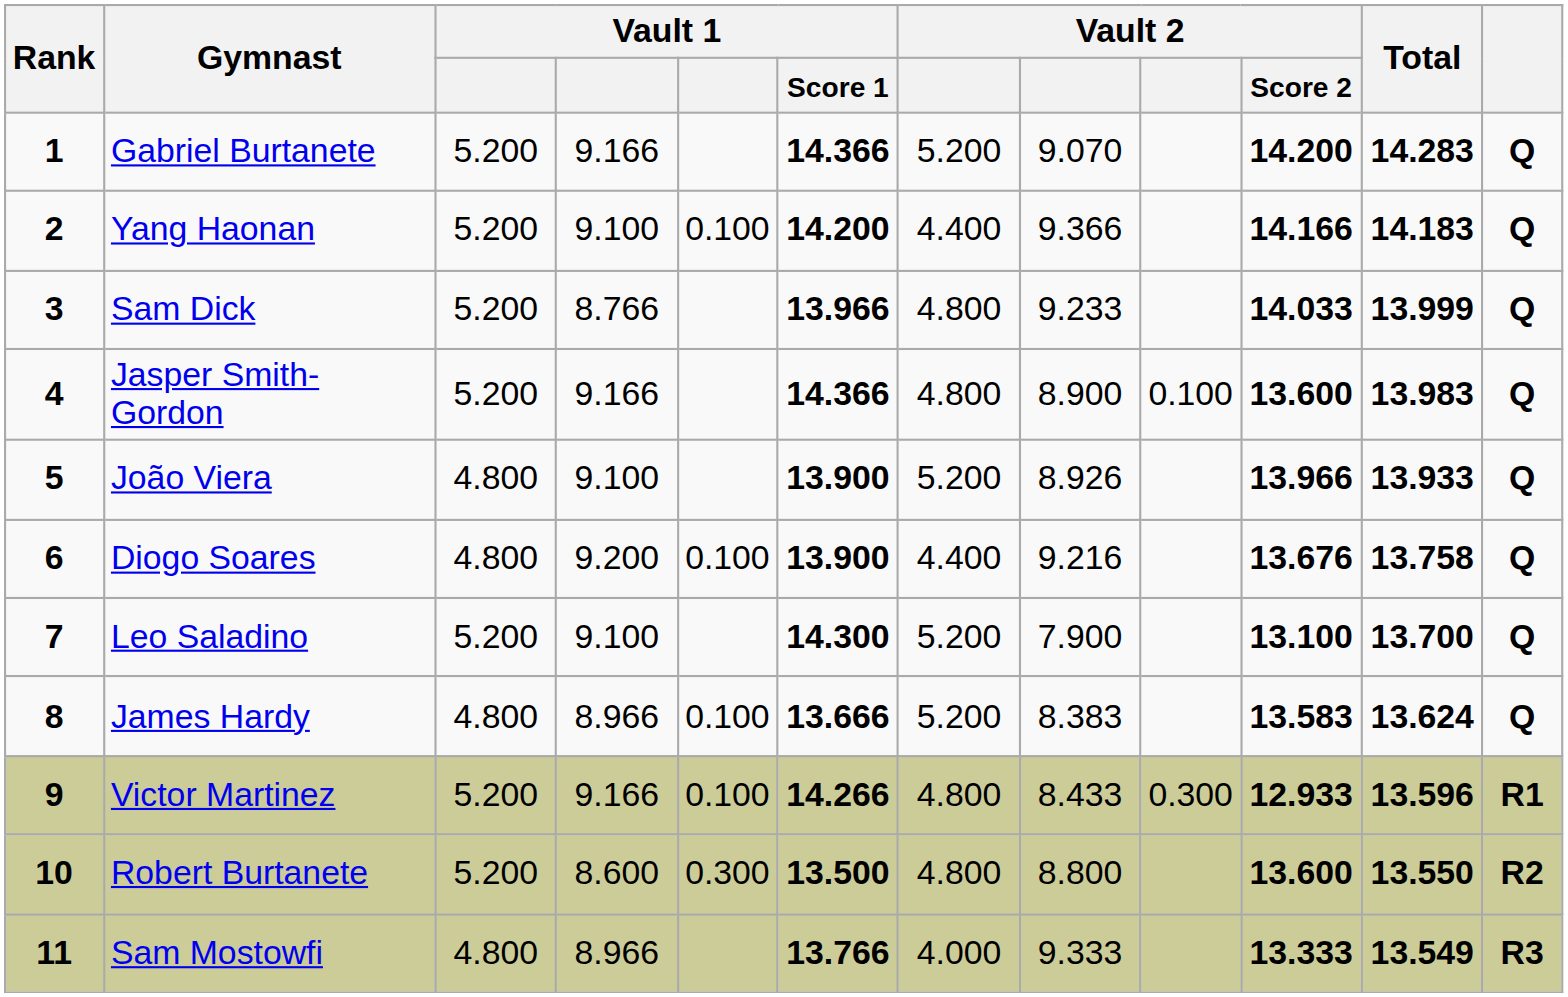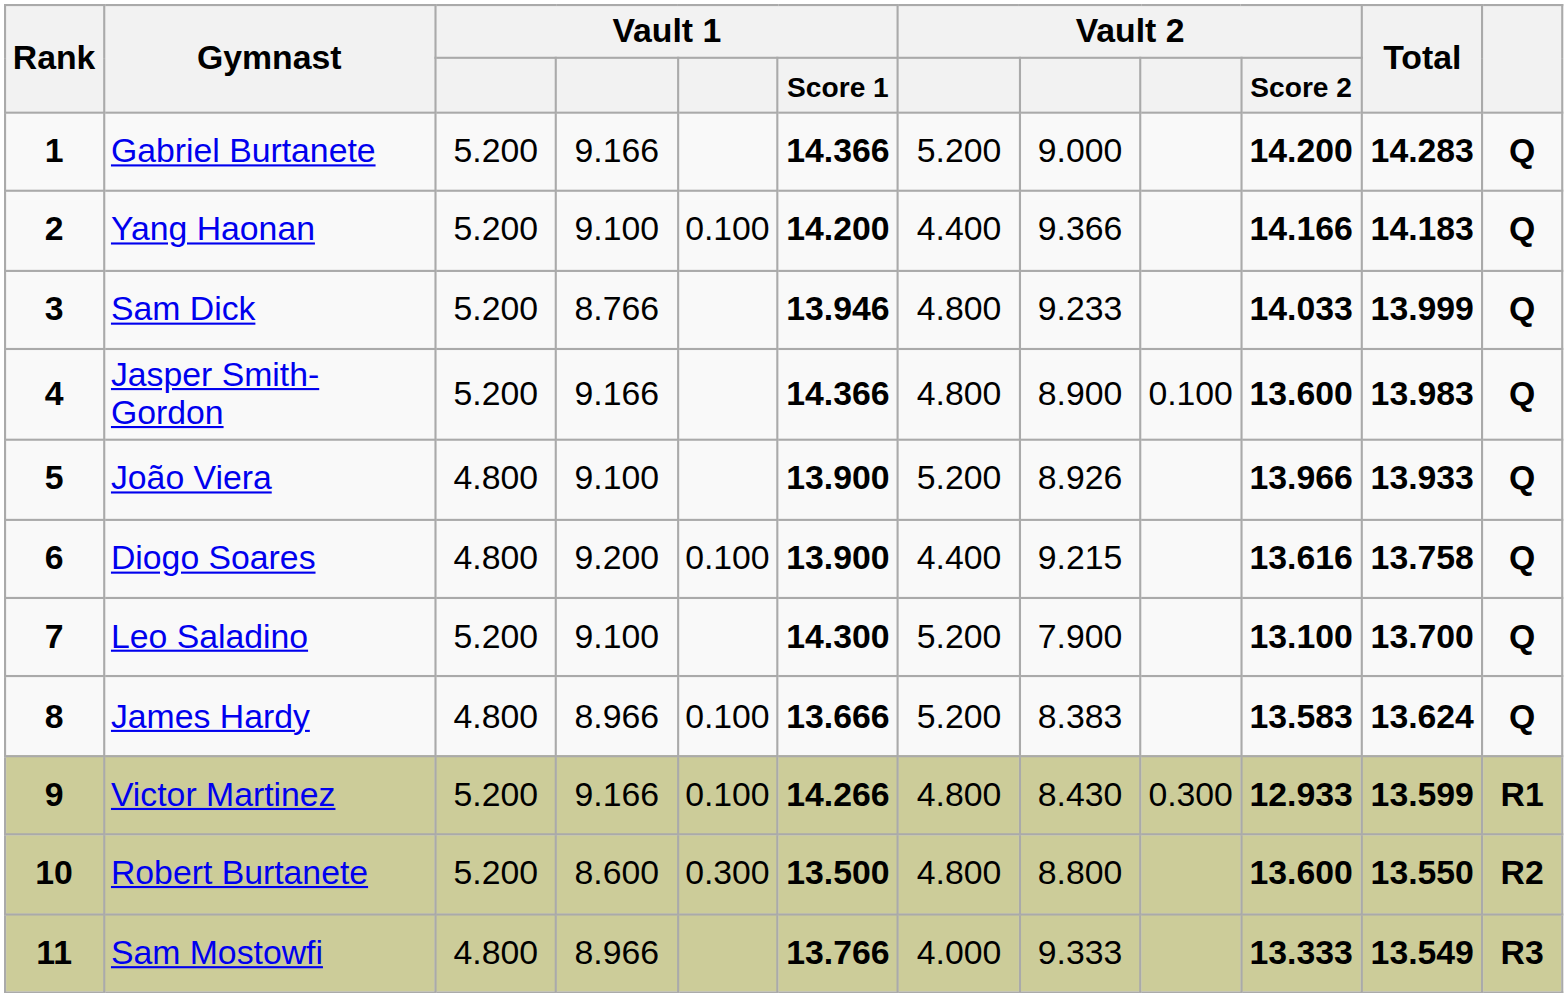(1080, 151) 9.070 -> (1080, 151) 9.000
(838, 308) 13.966 -> (838, 308) 13.946
(1080, 557) 9.216 -> (1080, 557) 9.215
(1301, 557) 13.676 -> (1301, 557) 13.616
(1080, 794) 8.433 -> (1080, 794) 8.430
(1422, 794) 13.596 -> (1422, 794) 13.599
